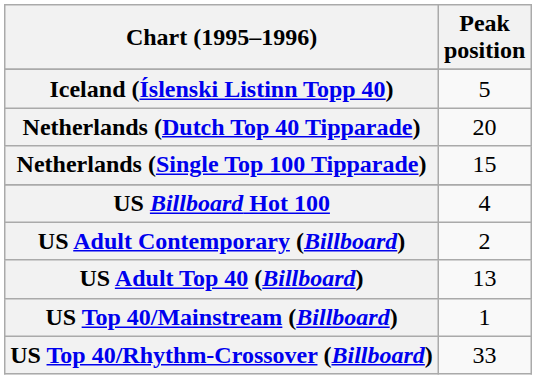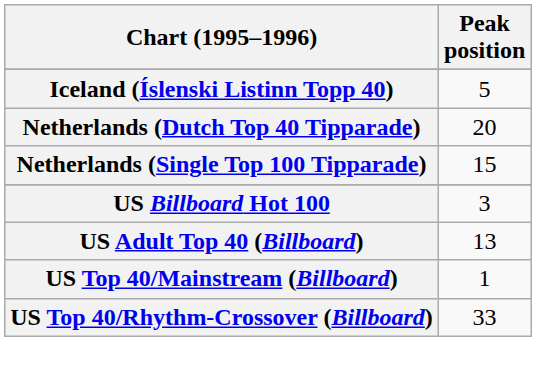(485, 202) 4 -> (485, 202) 3
- row: (222, 240)
